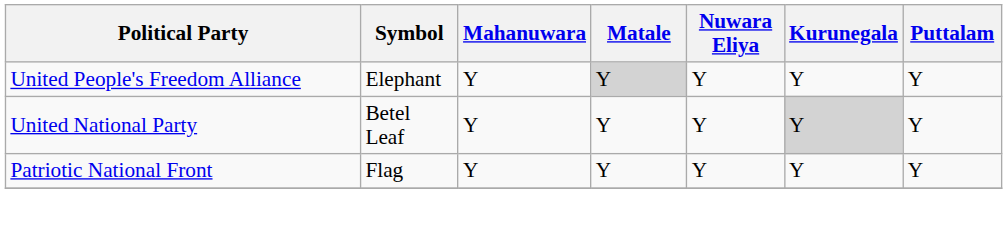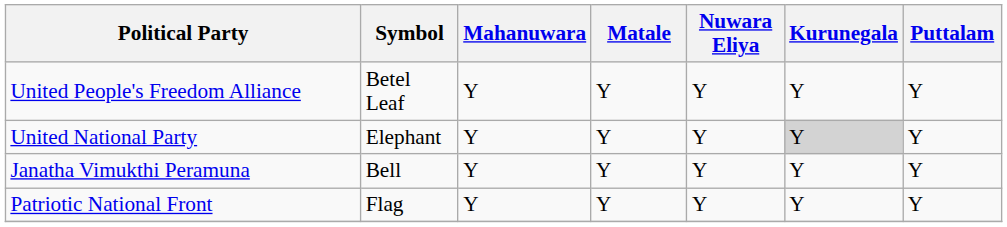(403, 79) Elephant -> (388, 91) Betel Leaf
(604, 79) lightgrey background -> (604, 91) no background
(388, 124) Betel Leaf -> (403, 136) Elephant
+ row: (130, 170)
